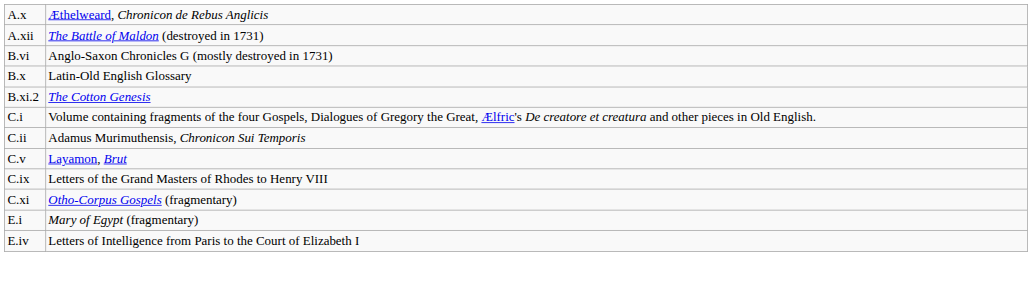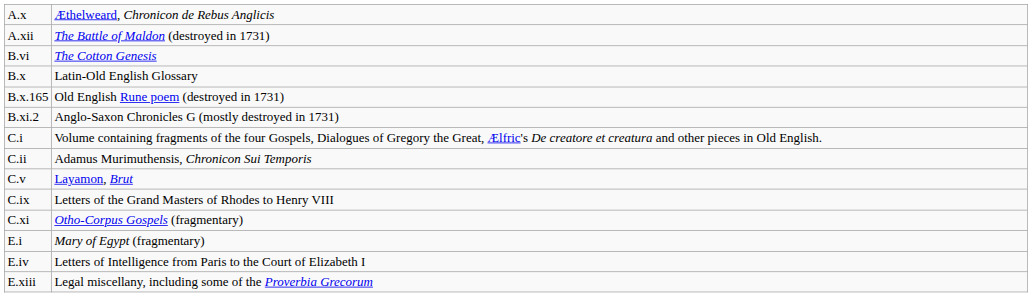(190, 55) Anglo-Saxon Chronicles G (mostly destroyed in 1731) -> (106, 55) The Cotton Genesis
+ row: (28, 96)
(99, 96) The Cotton Genesis -> (197, 117) Anglo-Saxon Chronicles G (mostly destroyed in 1731)
+ row: (22, 281)
